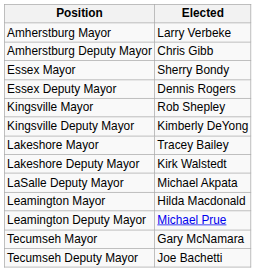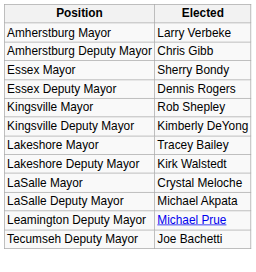+ row: (45, 182)
- row: (56, 201)
- row: (52, 239)
